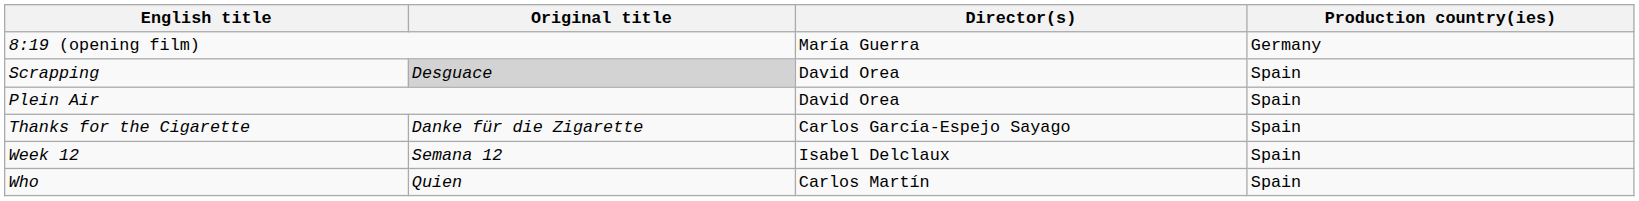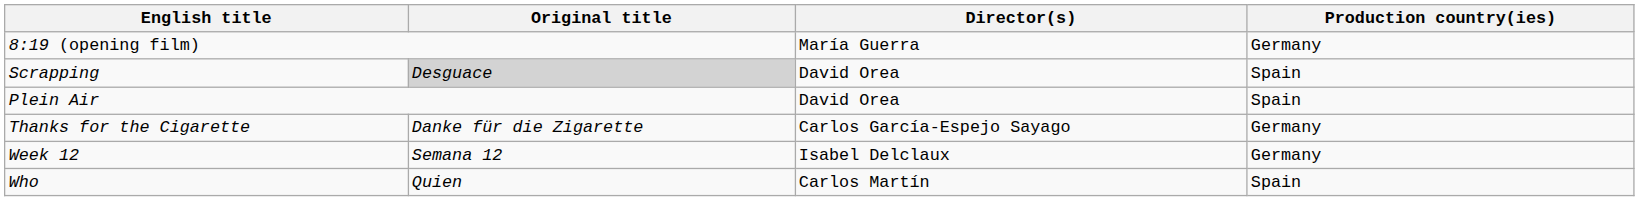(1276, 128) Spain -> (1286, 128) Germany
(1276, 155) Spain -> (1286, 155) Germany
